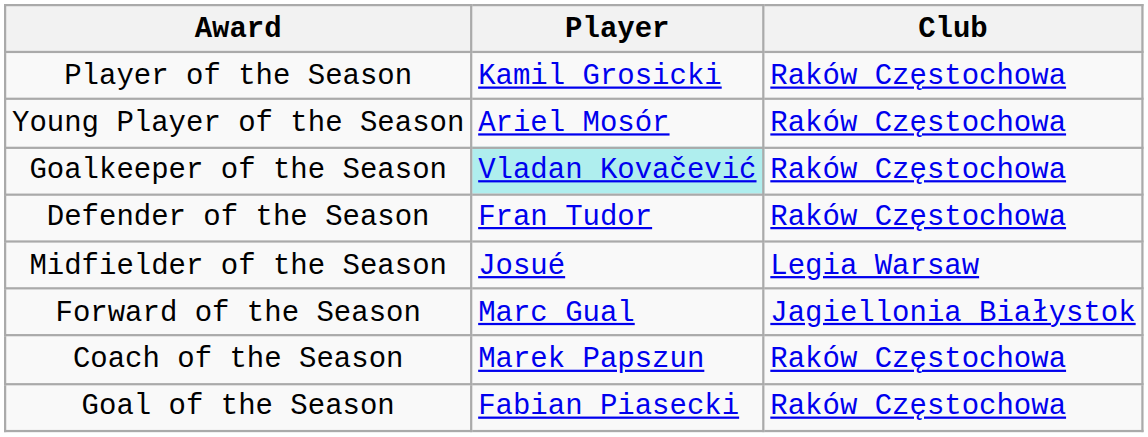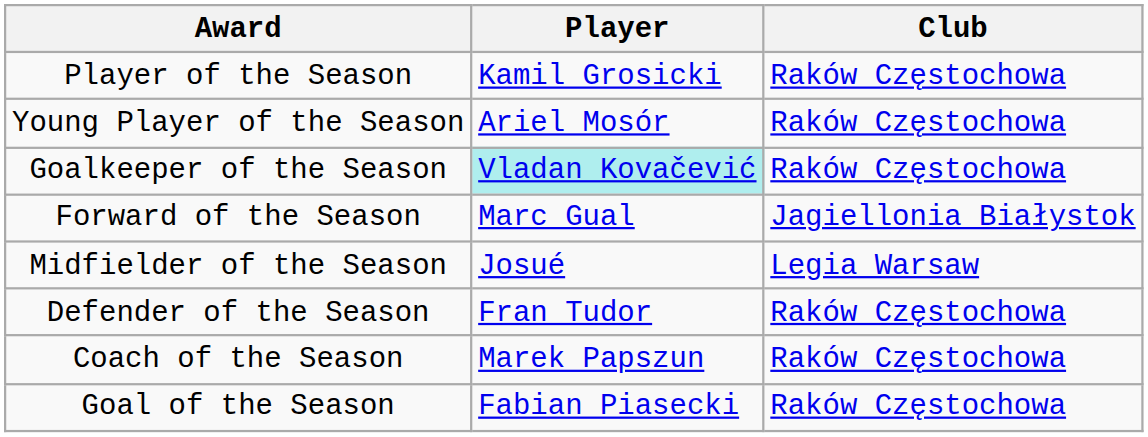rows swapped: (238, 218) <-> (238, 312)
